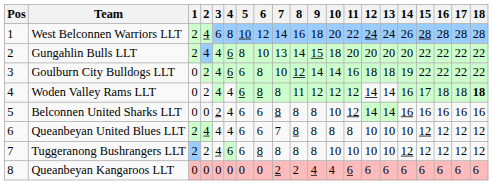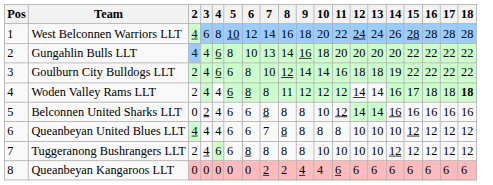- column: (195, 14)
(317, 53) 15 -> (305, 53) 16
